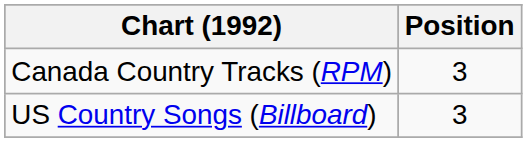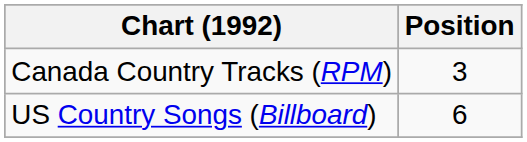(460, 114) 3 -> (460, 114) 6
